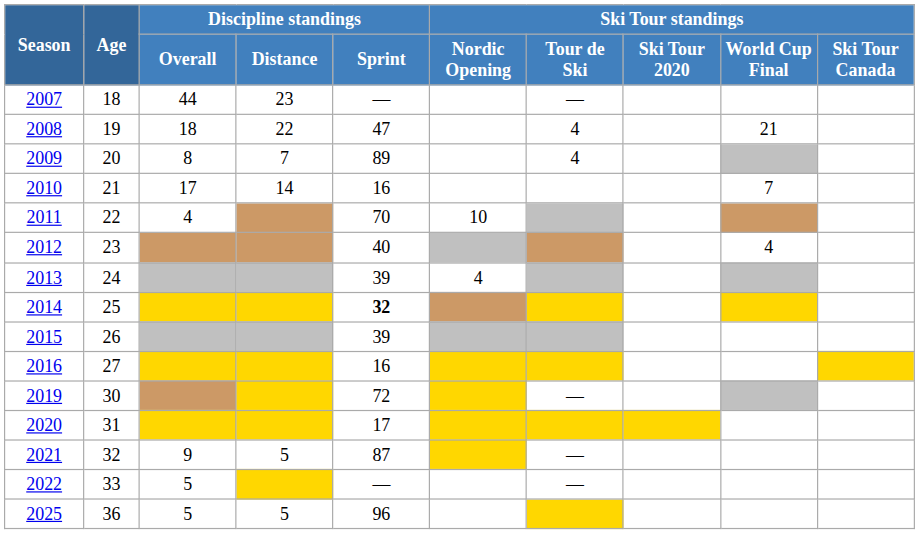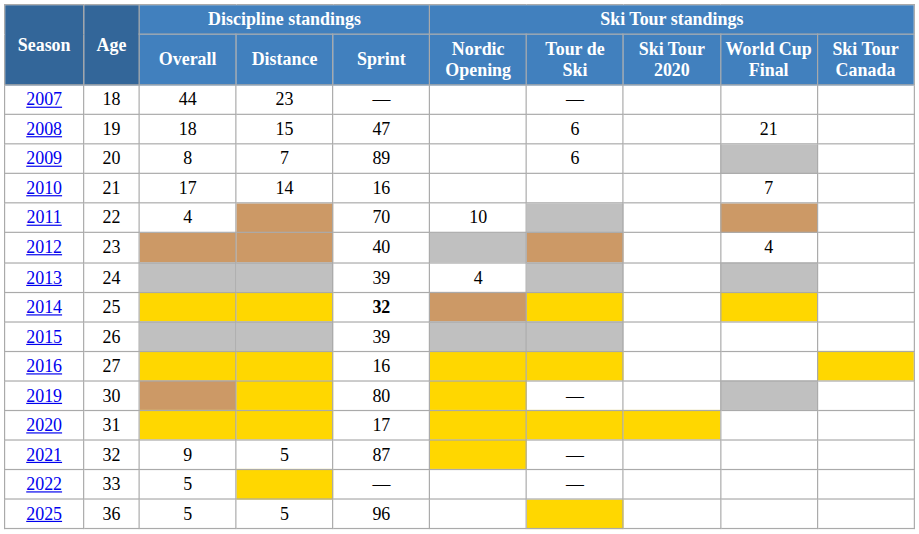(285, 129) 22 -> (285, 129) 15
(575, 129) 4 -> (575, 129) 6
(575, 159) 4 -> (575, 159) 6
(381, 395) 72 -> (381, 395) 80
